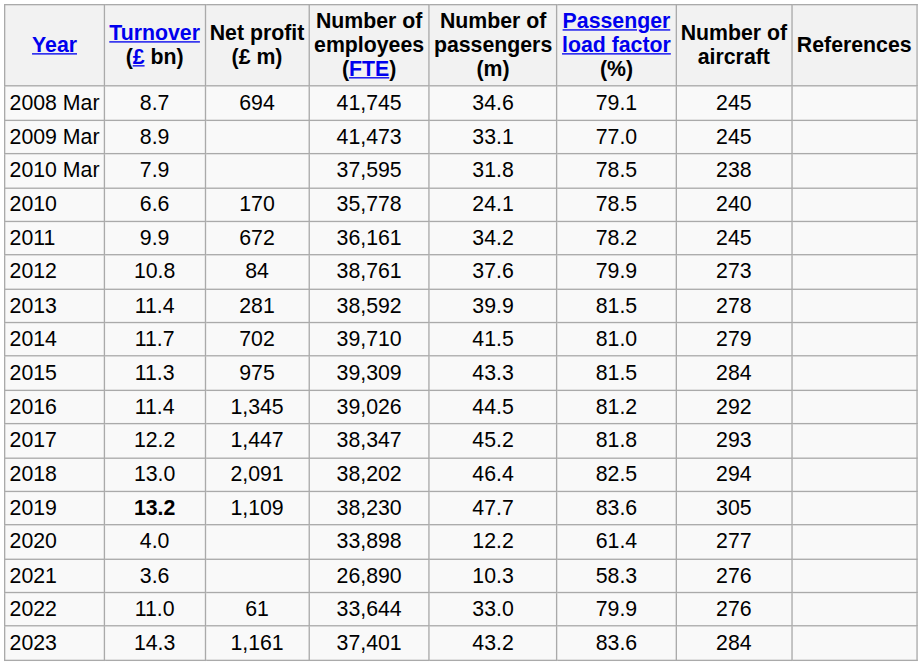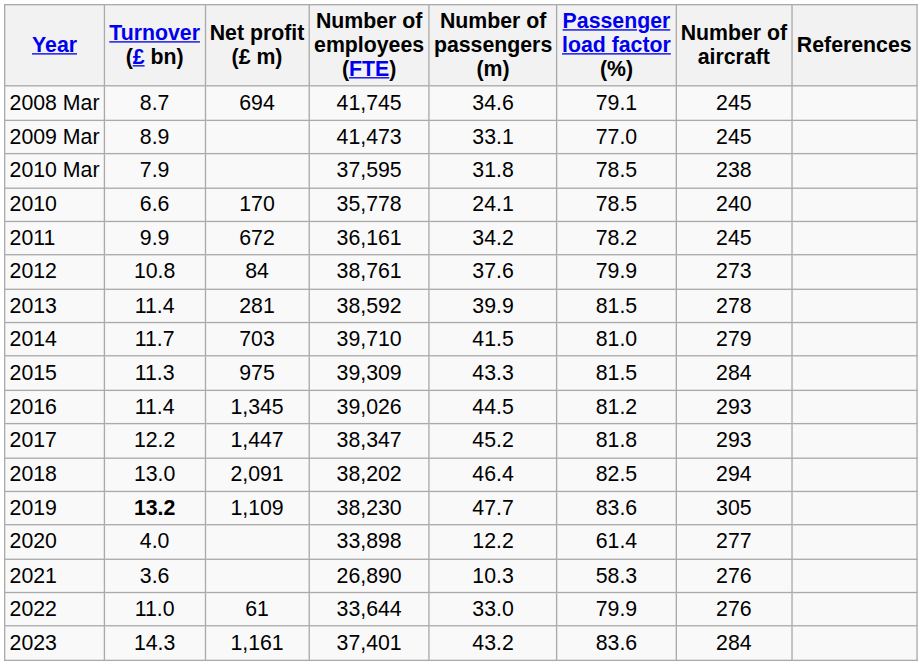(257, 339) 702 -> (257, 339) 703
(734, 406) 292 -> (734, 406) 293
